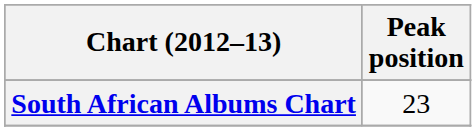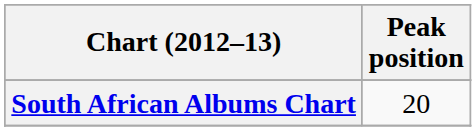(416, 102) 23 -> (416, 102) 20
